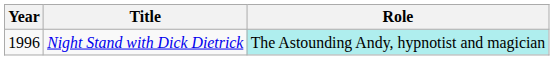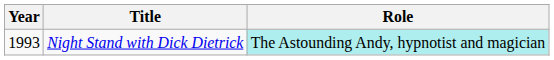(24, 42) 1996 -> (24, 42) 1993
